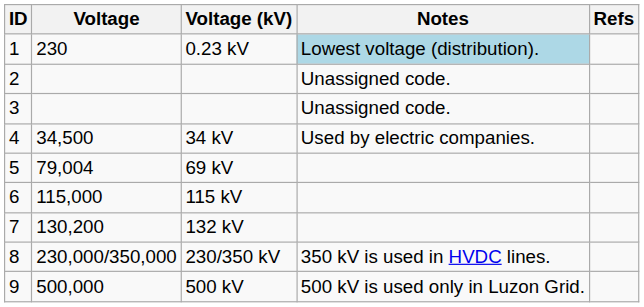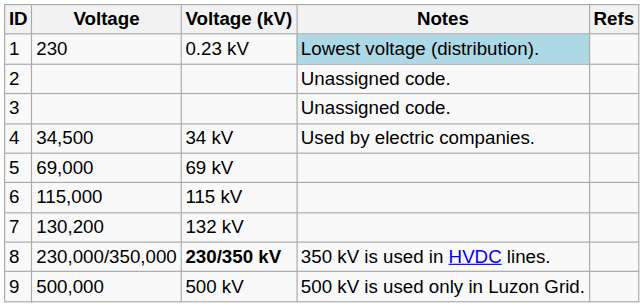(65, 167) 79,004 -> (65, 167) 69,000
(233, 256) normal -> (233, 256) bold
